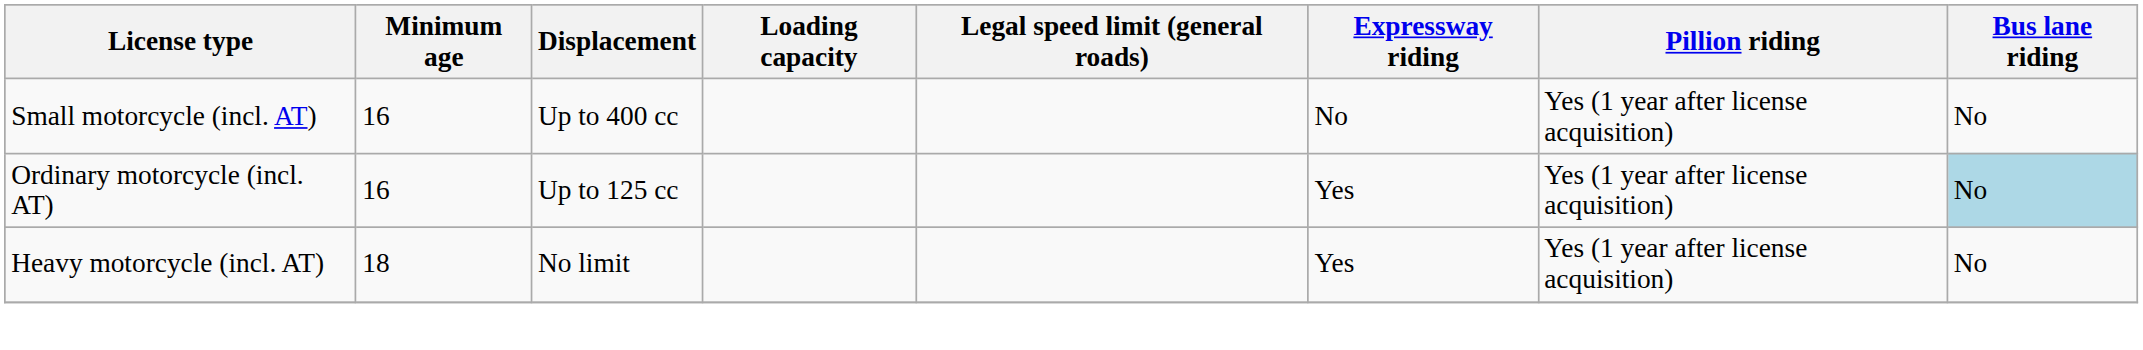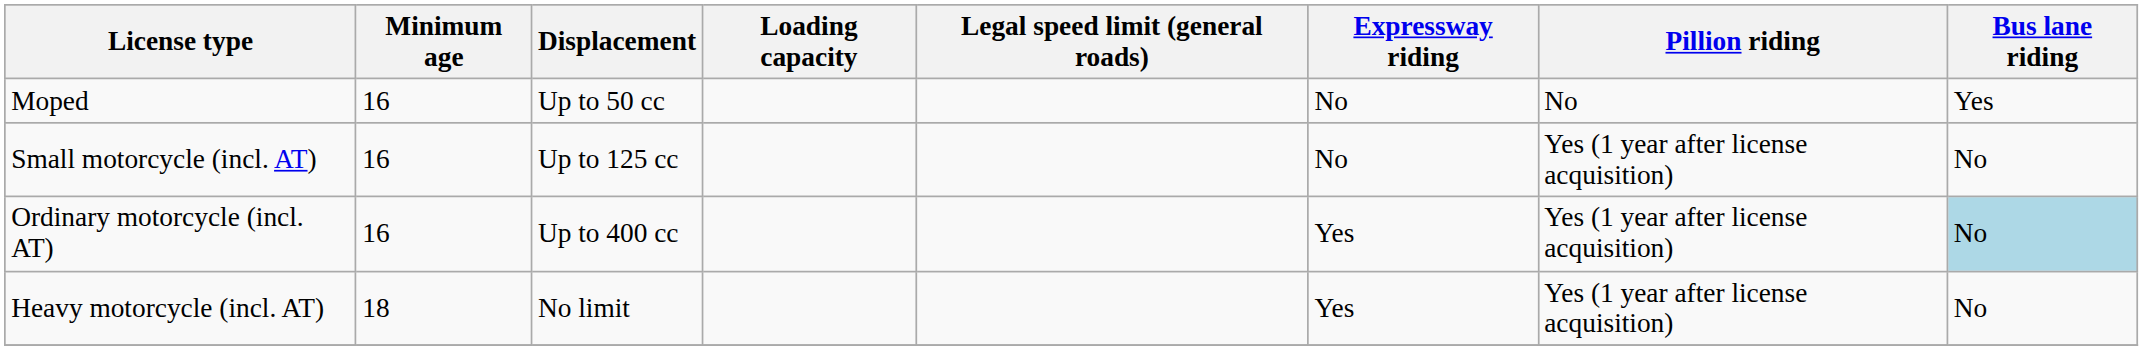+ row: (50, 100)
(608, 115) Up to 400 cc -> (608, 159) Up to 125 cc
(608, 189) Up to 125 cc -> (608, 233) Up to 400 cc
